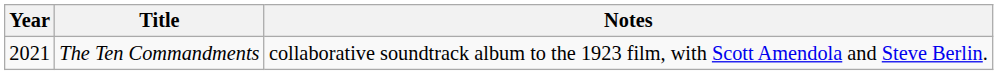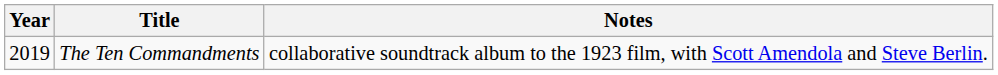(30, 52) 2021 -> (30, 52) 2019
